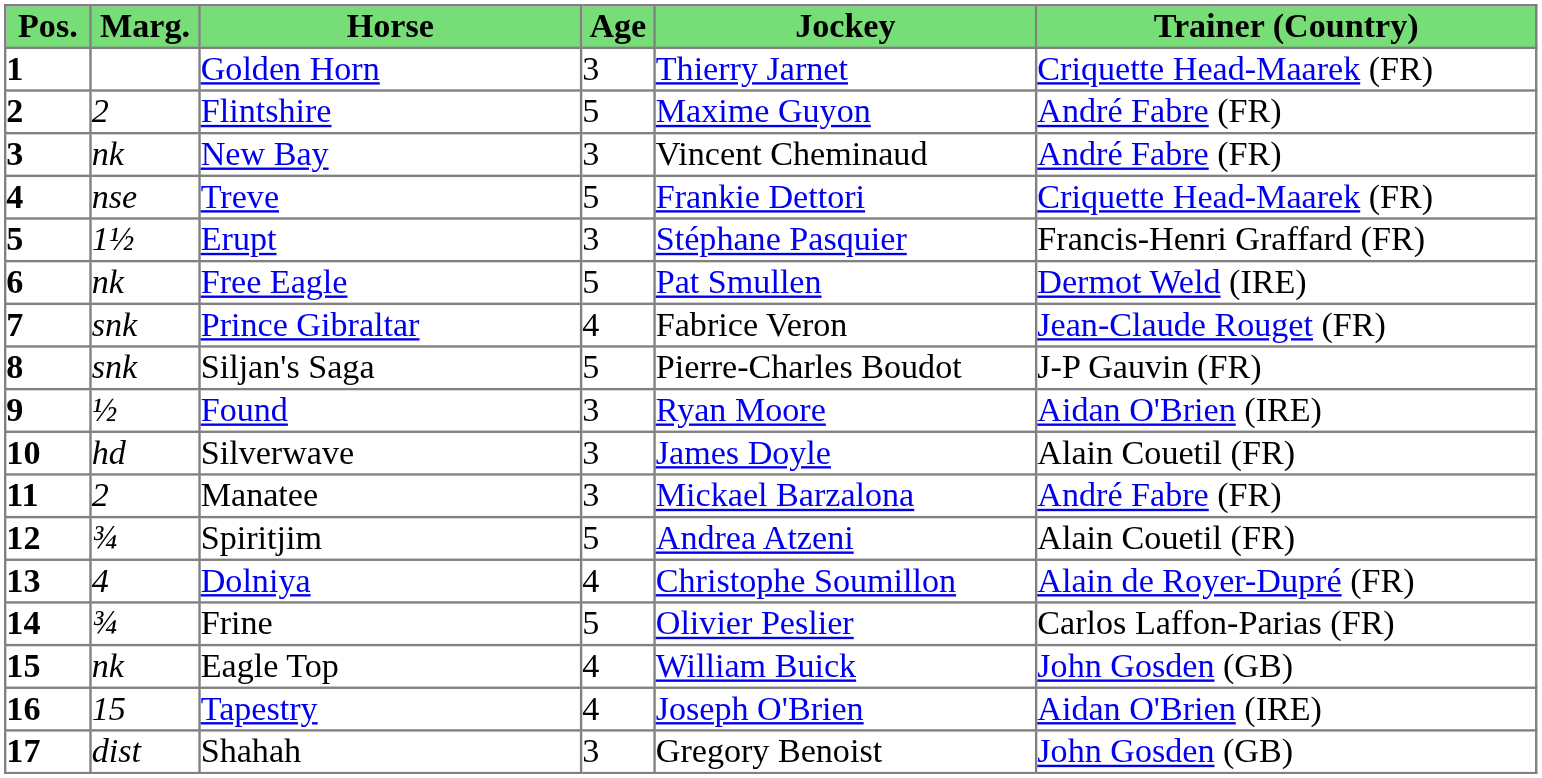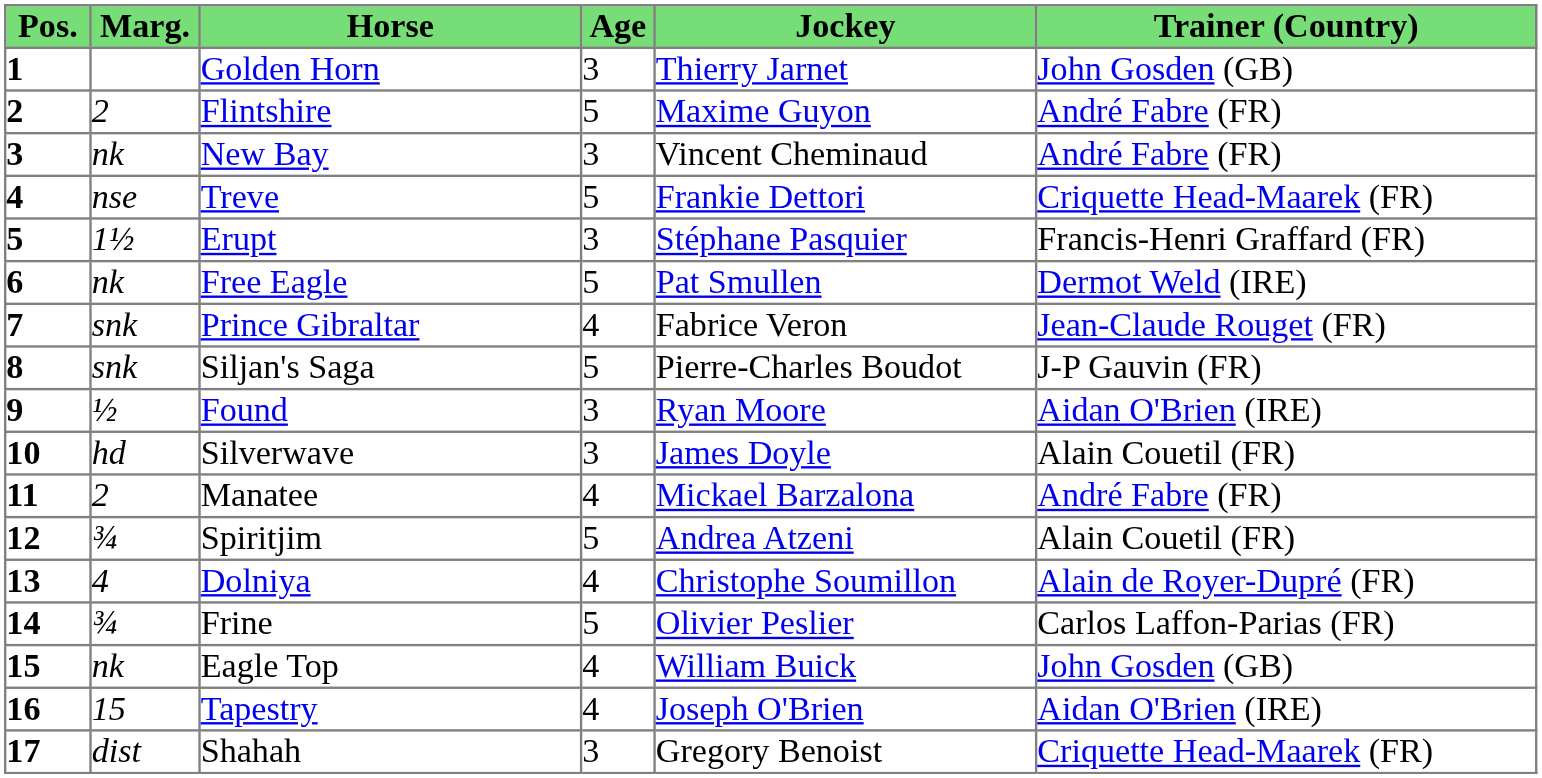(1235, 68) Criquette Head-Maarek (FR) -> (1165, 68) John Gosden (GB)
(591, 495) 3 -> (591, 495) 4
(1165, 751) John Gosden (GB) -> (1235, 751) Criquette Head-Maarek (FR)
